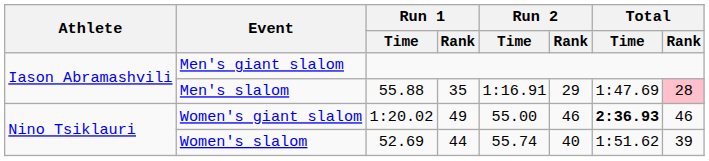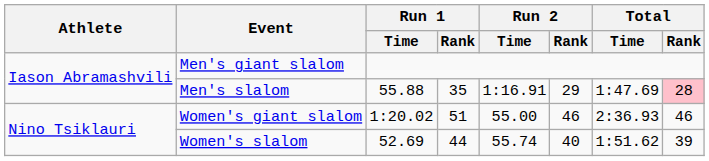(458, 116) 49 -> (458, 116) 51
(627, 116) bold -> (627, 116) normal
